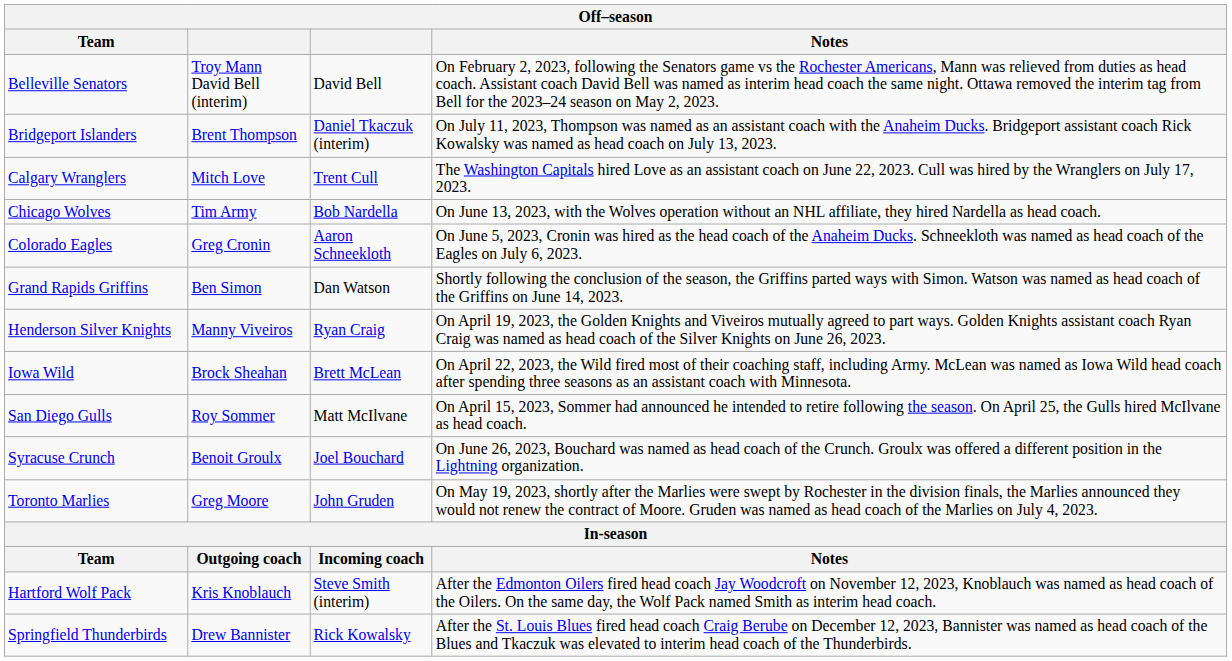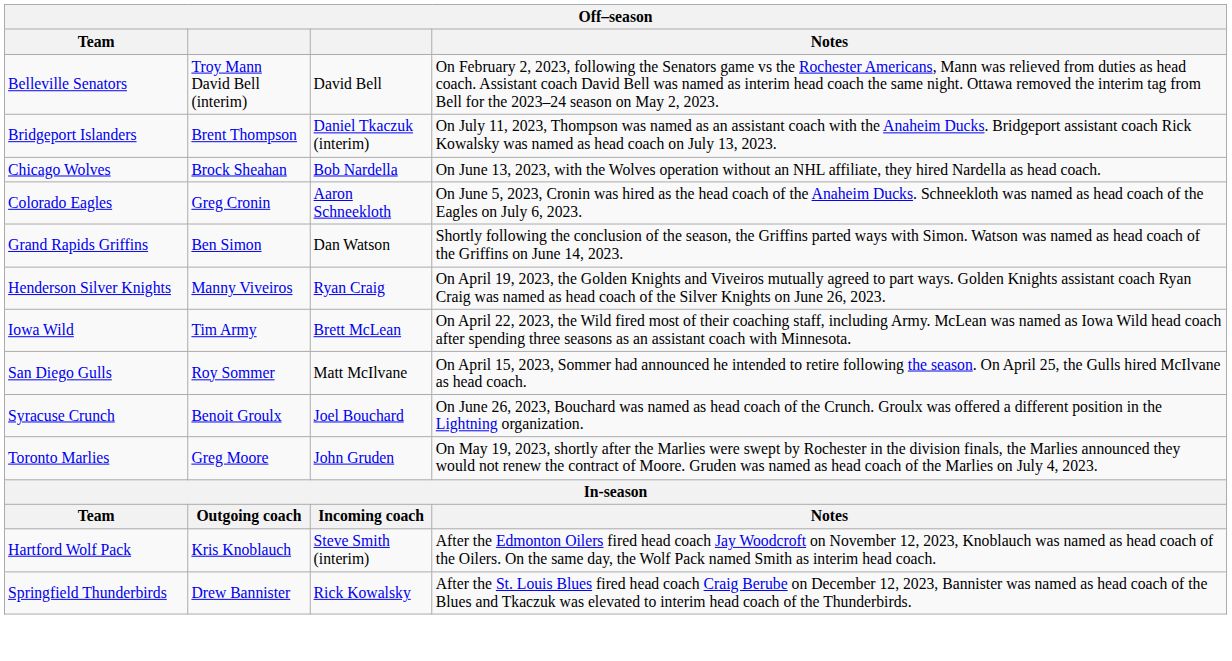- row: (67, 178)
(224, 211) Tim Army -> (239, 169) Brock Sheahan
(239, 373) Brock Sheahan -> (224, 330) Tim Army
